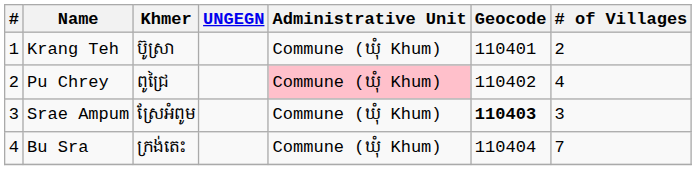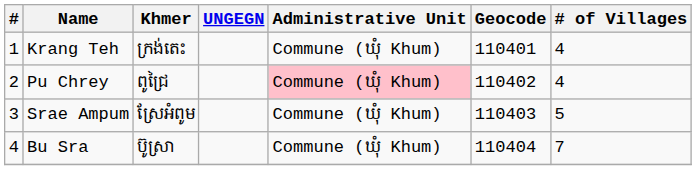(156, 49) ប៊ូស្រា -> (162, 49) ក្រង់តេះ
(560, 49) 2 -> (560, 49) 4
(505, 115) bold -> (505, 115) normal
(560, 115) 3 -> (560, 115) 5
(162, 148) ក្រង់តេះ -> (156, 148) ប៊ូស្រា
